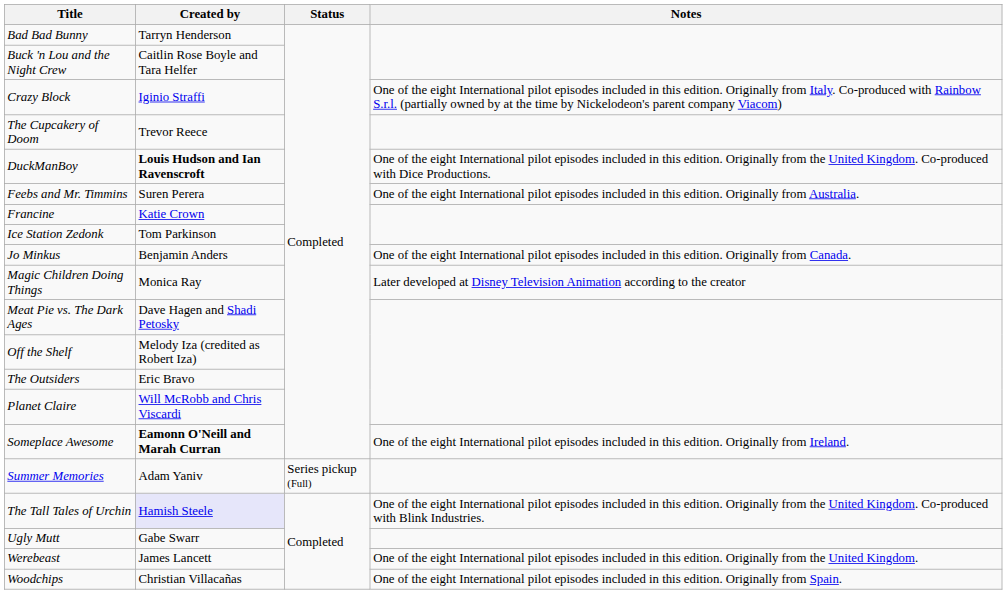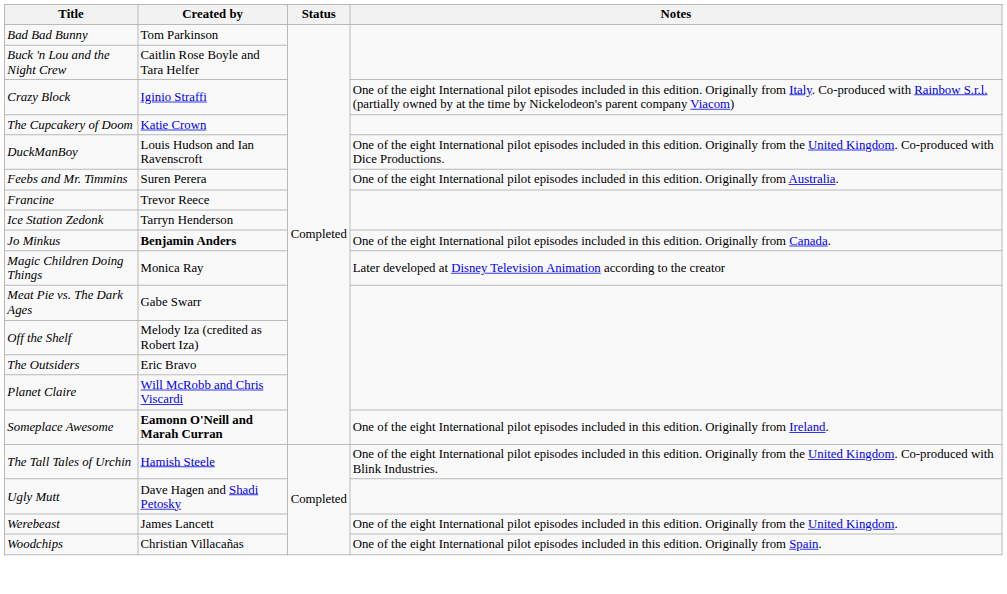(185, 34) Tarryn Henderson -> (179, 34) Tom Parkinson
(173, 131) Trevor Reece -> (173, 124) Katie Crown
(200, 166) bold -> (197, 152) normal
(171, 214) Katie Crown -> (175, 199) Trevor Reece
(177, 234) Tom Parkinson -> (187, 220) Tarryn Henderson
(183, 254) normal -> (188, 240) bold
(197, 317) Dave Hagen and Shadi Petosky -> (171, 302) Gabe Swarr
- row: (56, 476)
(176, 510) lavender background -> (178, 461) no background
(169, 538) Gabe Swarr -> (199, 496) Dave Hagen and Shadi Petosky
